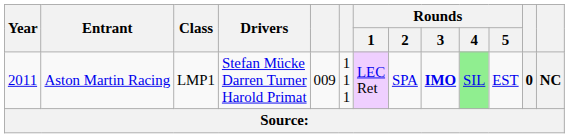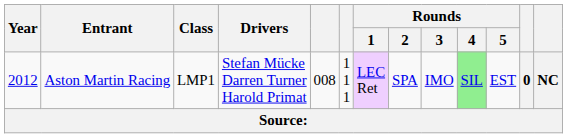(22, 80) 2011 -> (23, 80) 2012
(325, 80) 009 -> (325, 80) 008
(440, 80) bold -> (439, 80) normal
